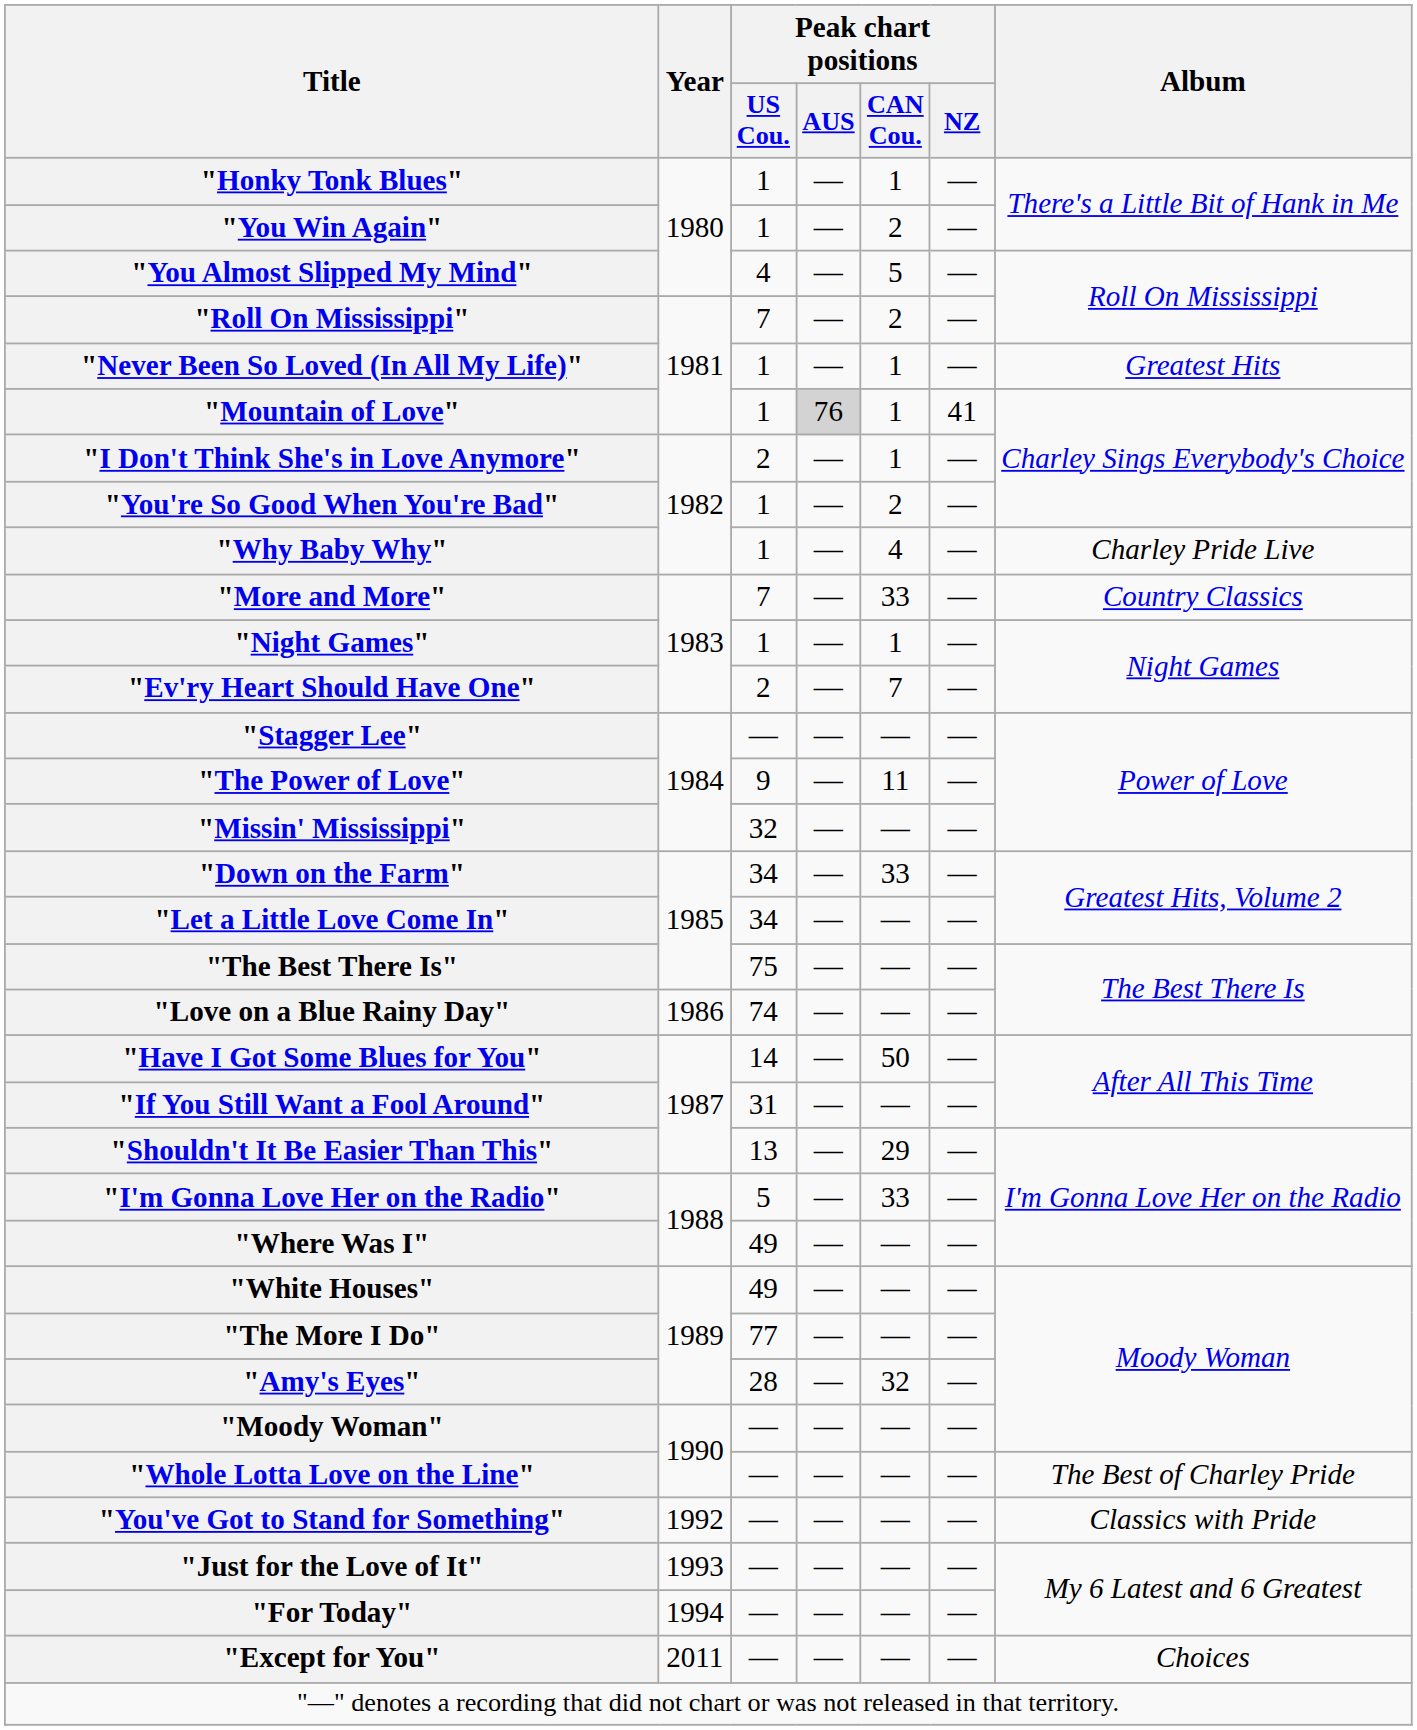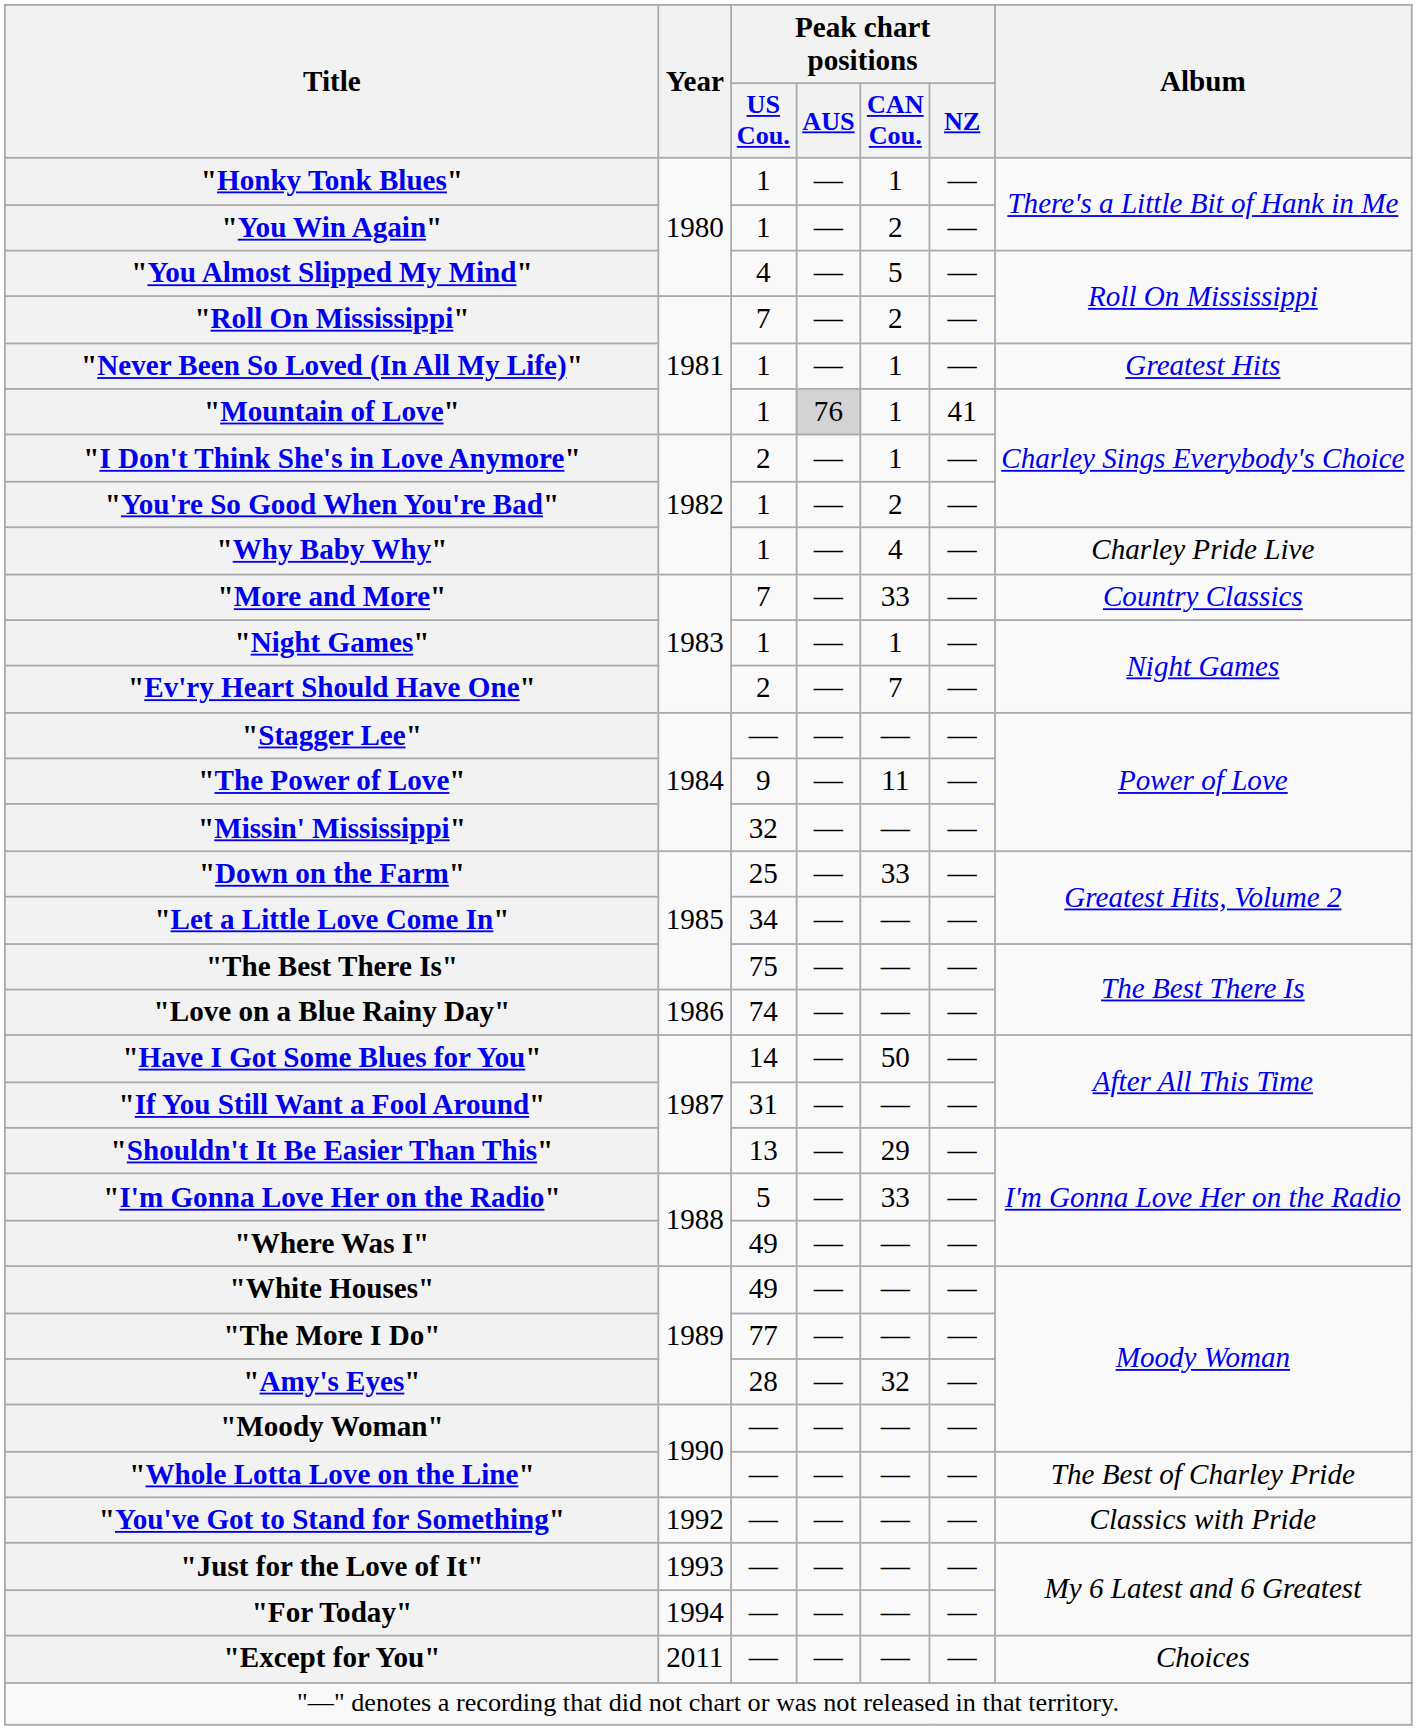(763, 873) 34 -> (763, 873) 25
